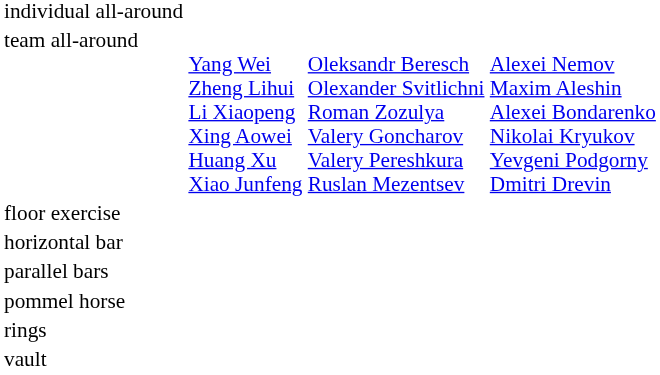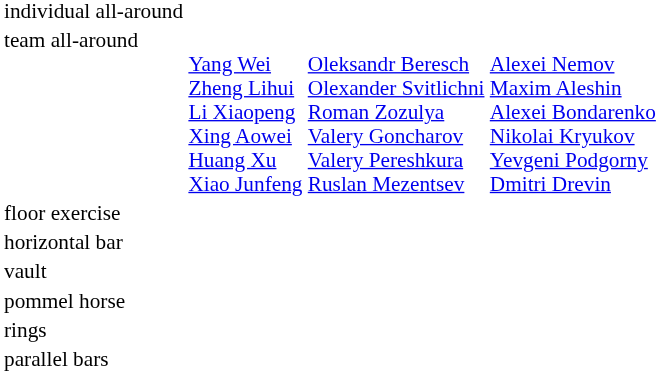rows swapped: (56, 271) <-> (25, 359)
